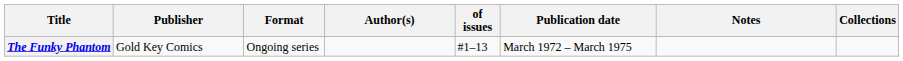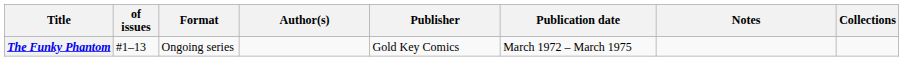columns swapped: (478, 20) <-> (179, 20)
